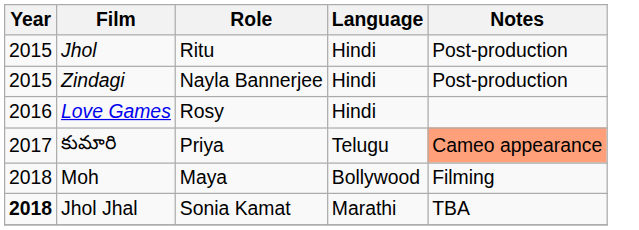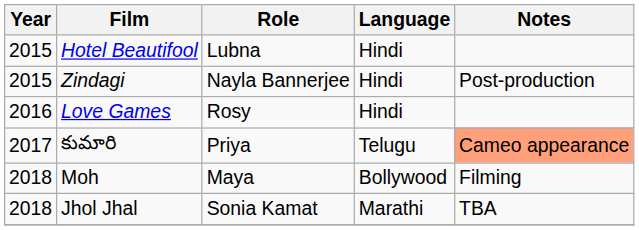+ row: (129, 50)
- row: (79, 50)
(31, 208) bold -> (31, 208) normal
